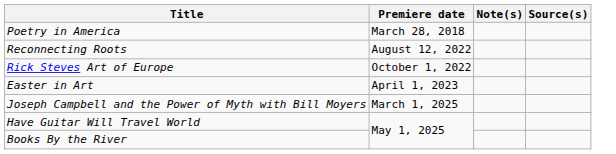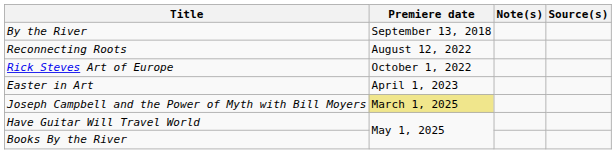- row: (64, 31)
+ row: (47, 31)
(415, 103) no background -> (415, 103) khaki background
